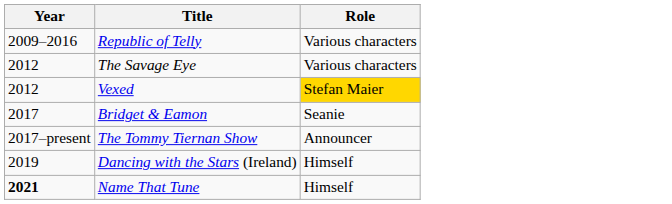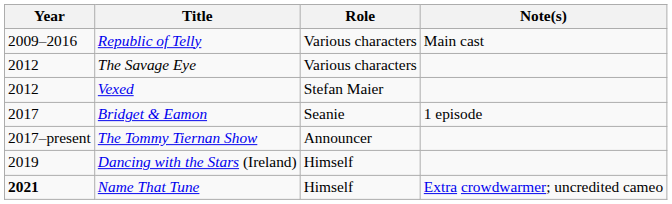+ column: (543, 16)
(344, 89) gold background -> (344, 89) no background
